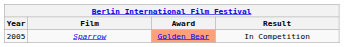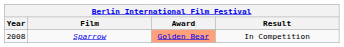(16, 36) 2005 -> (16, 36) 2008
